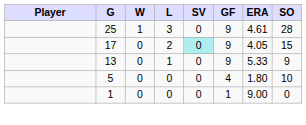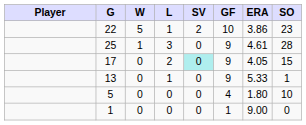+ row: (110, 29)
(287, 62) 9 -> (287, 78) 1
